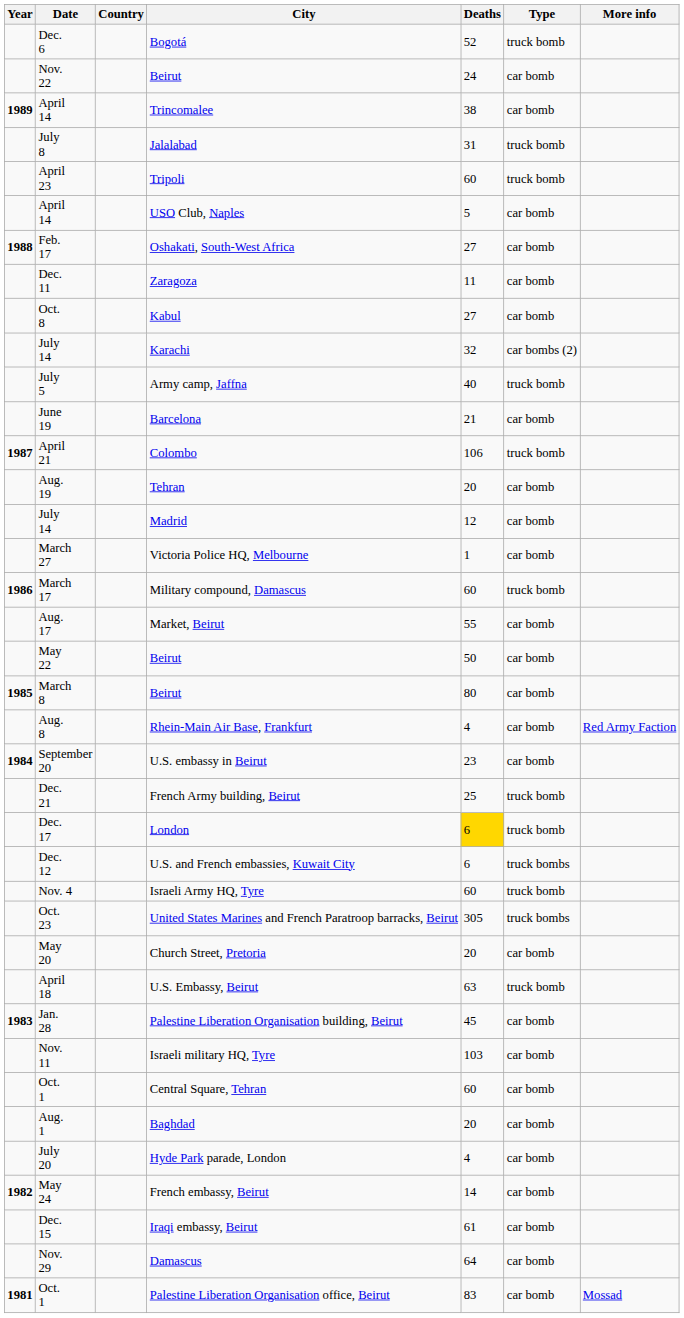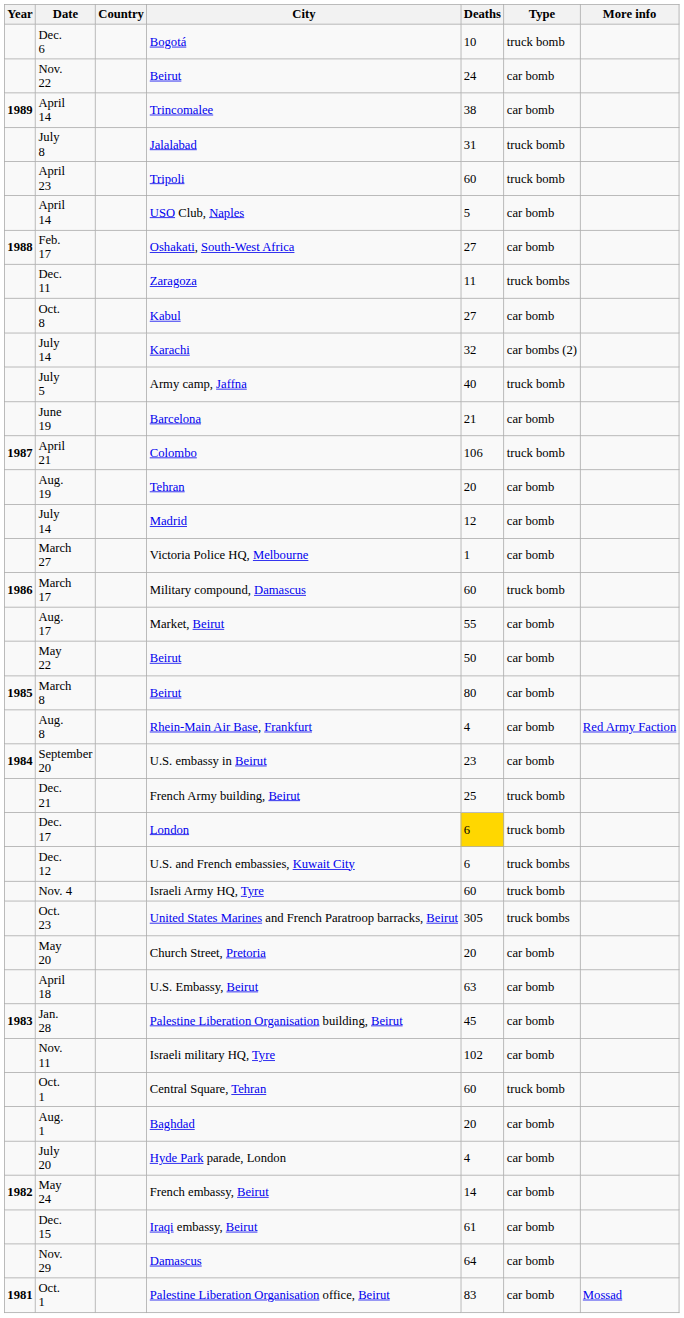(470, 41) 52 -> (470, 41) 10
(531, 281) car bomb -> (538, 281) truck bombs
(536, 986) truck bomb -> (531, 986) car bomb
(473, 1055) 103 -> (473, 1055) 102
(531, 1089) car bomb -> (536, 1089) truck bomb
